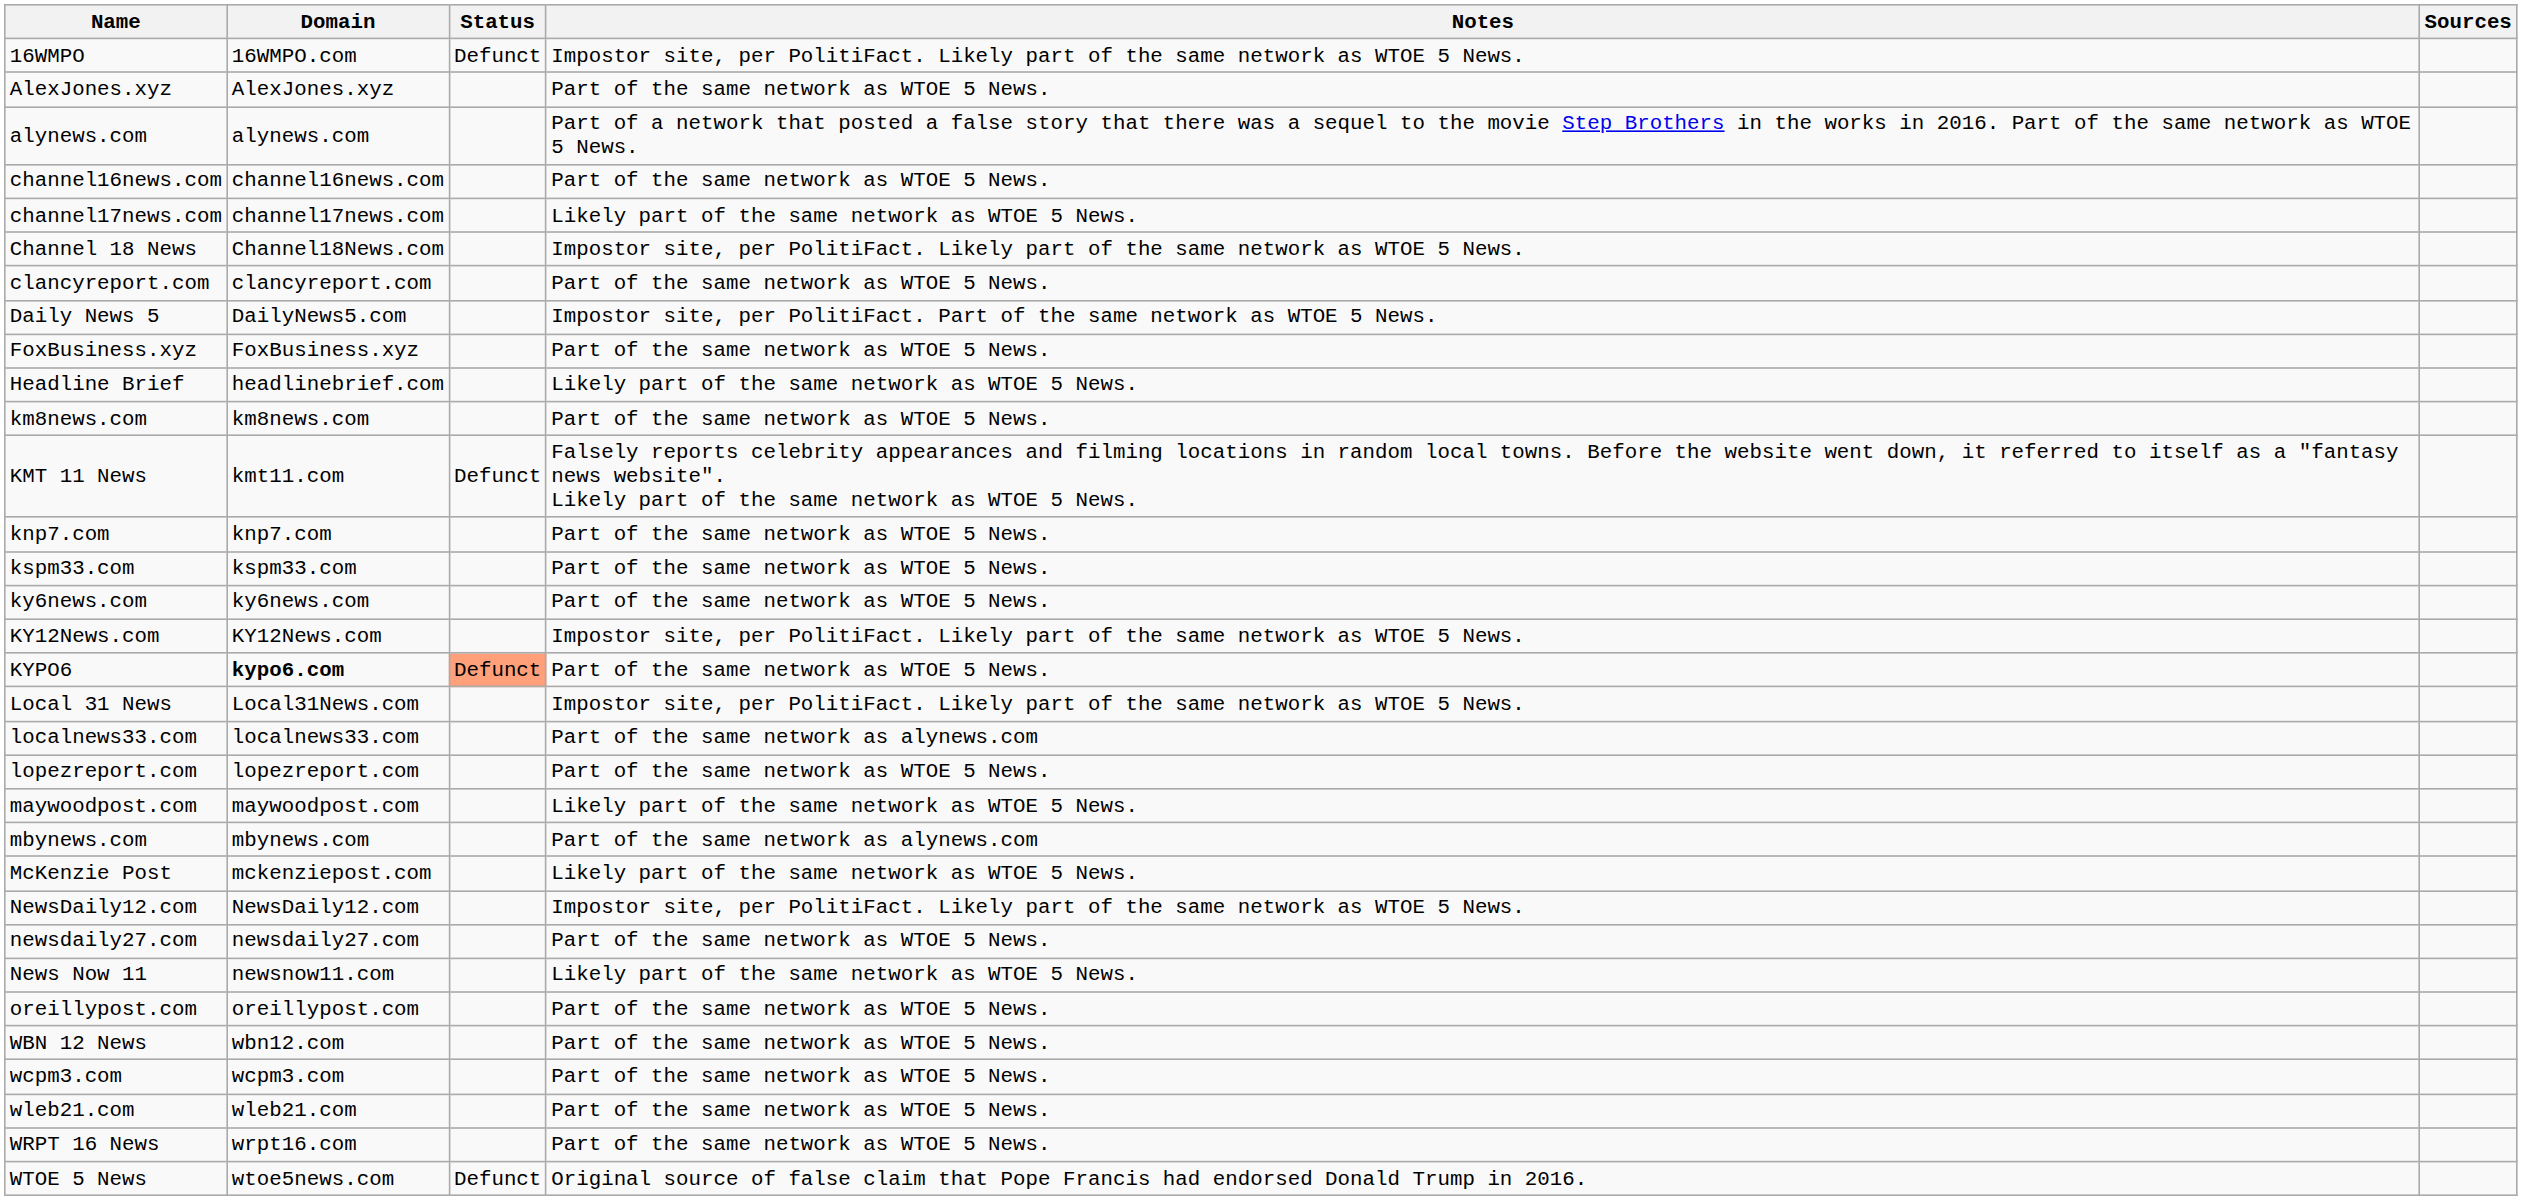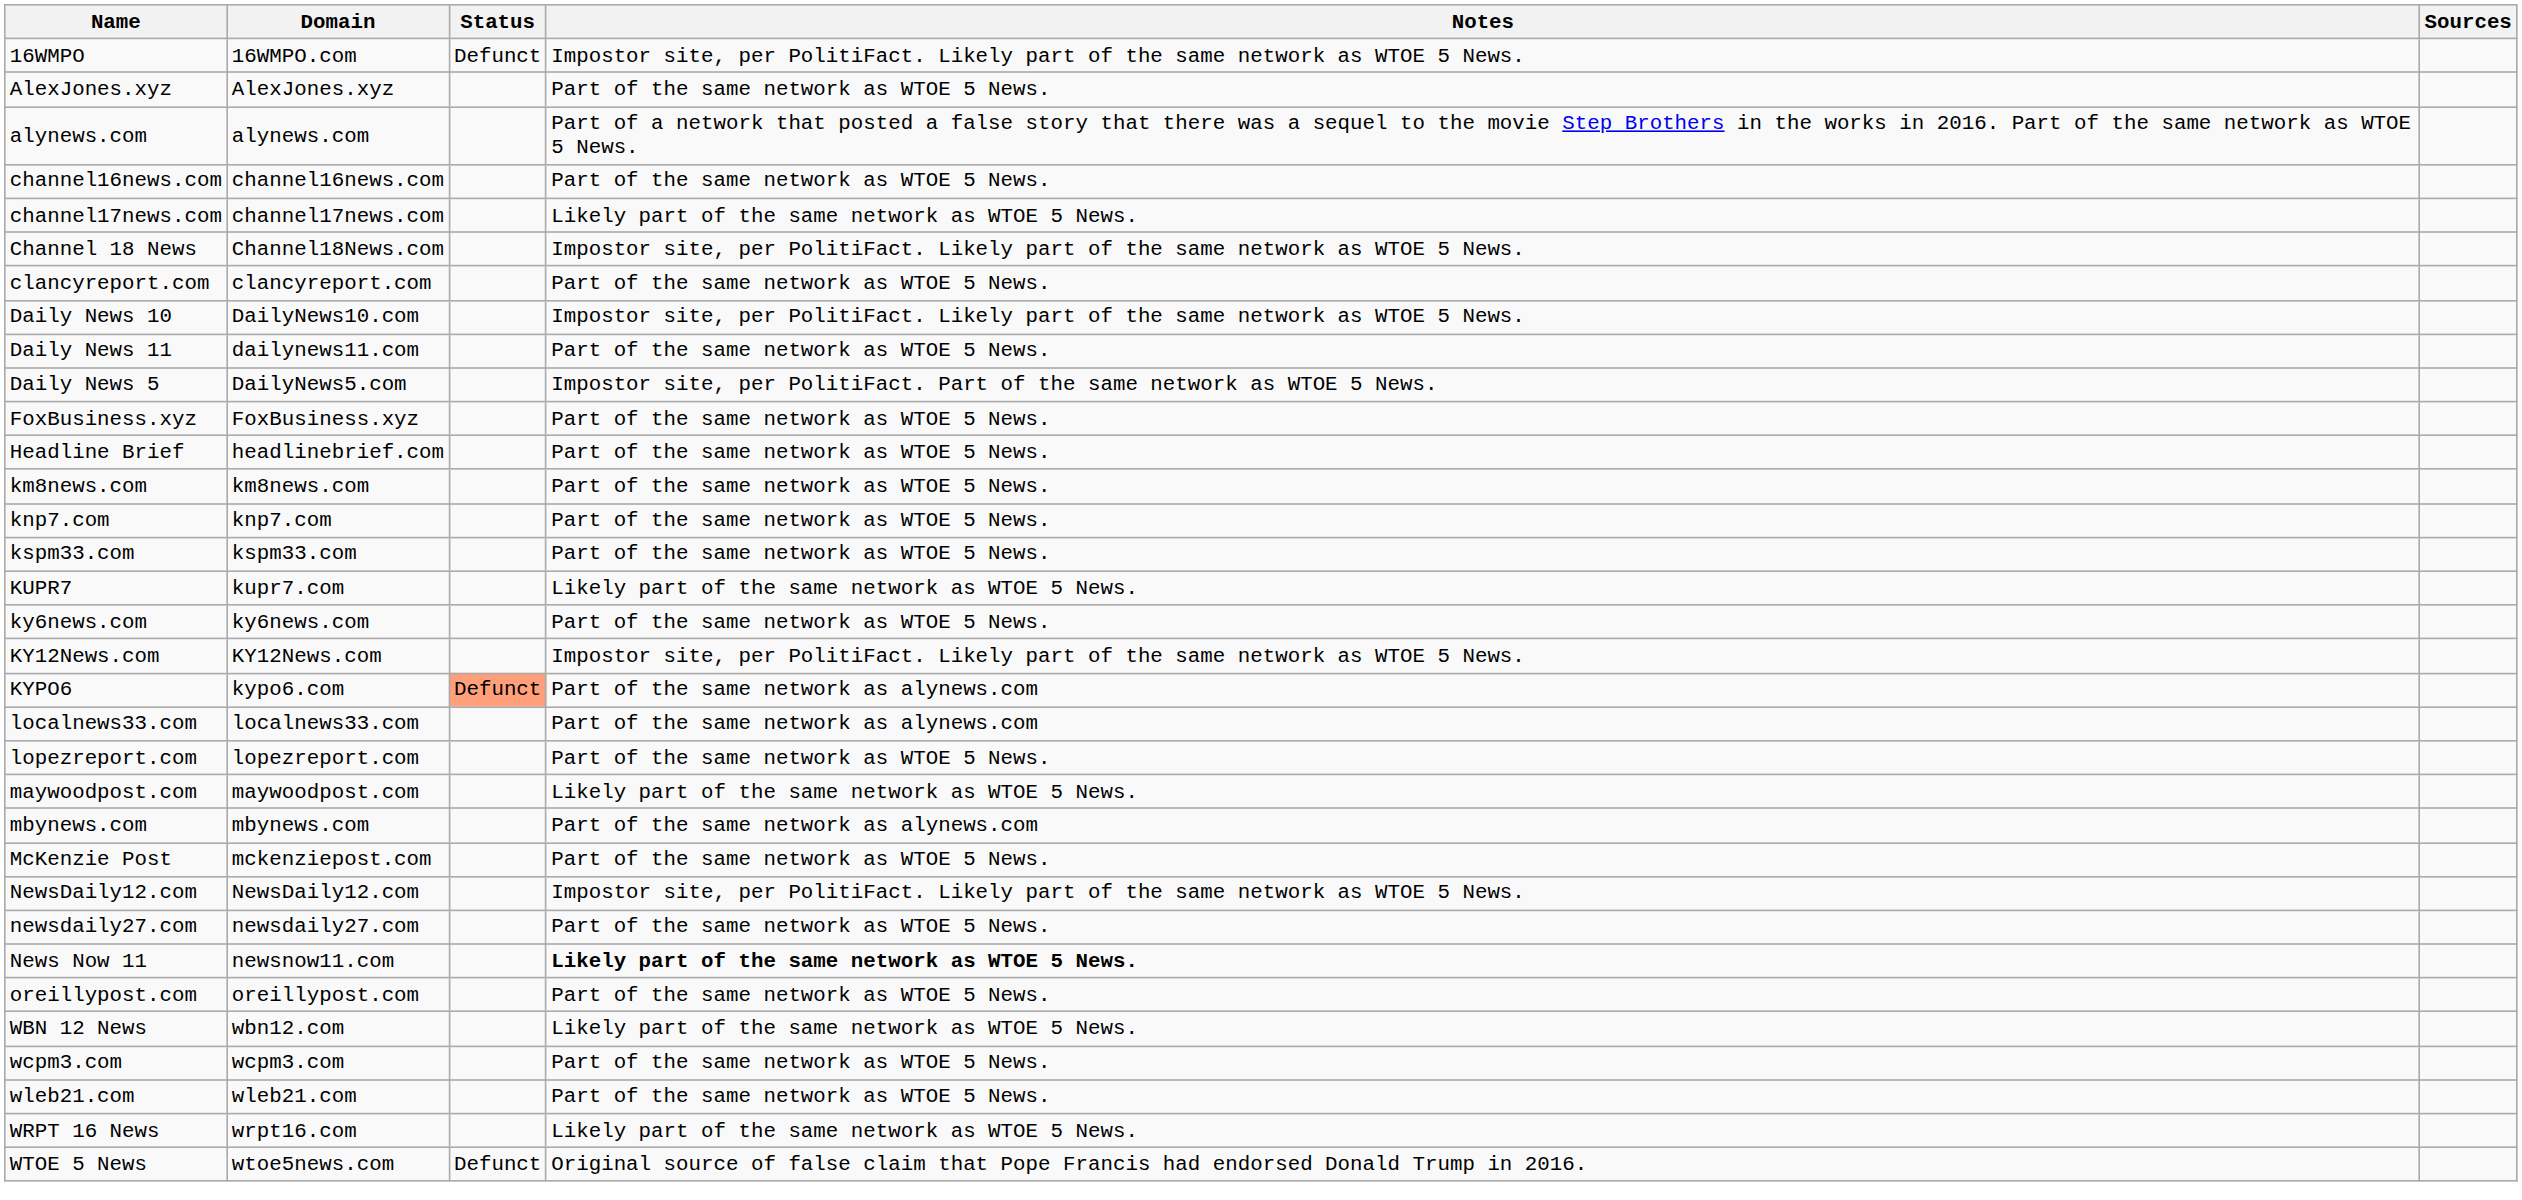+ row: (91, 317)
+ row: (91, 351)
(845, 385) Likely part of the same network as WTOE 5 News. -> (801, 453) Part of the same network as WTOE 5 News.
- row: (78, 477)
+ row: (41, 588)
(288, 670) bold -> (288, 690) normal
(801, 670) Part of the same network as WTOE 5 News. -> (795, 690) Part of the same network as alynews.com
- row: (91, 704)
(845, 873) Likely part of the same network as WTOE 5 News. -> (801, 859) Part of the same network as WTOE 5 News.
(845, 975) normal -> (845, 961) bold
(801, 1043) Part of the same network as WTOE 5 News. -> (845, 1029) Likely part of the same network as WTOE 5 News.
(801, 1145) Part of the same network as WTOE 5 News. -> (845, 1131) Likely part of the same network as WTOE 5 News.
